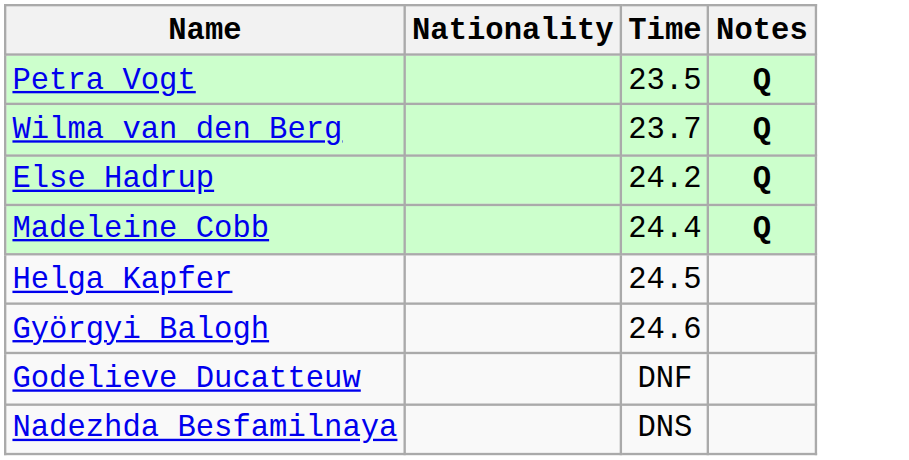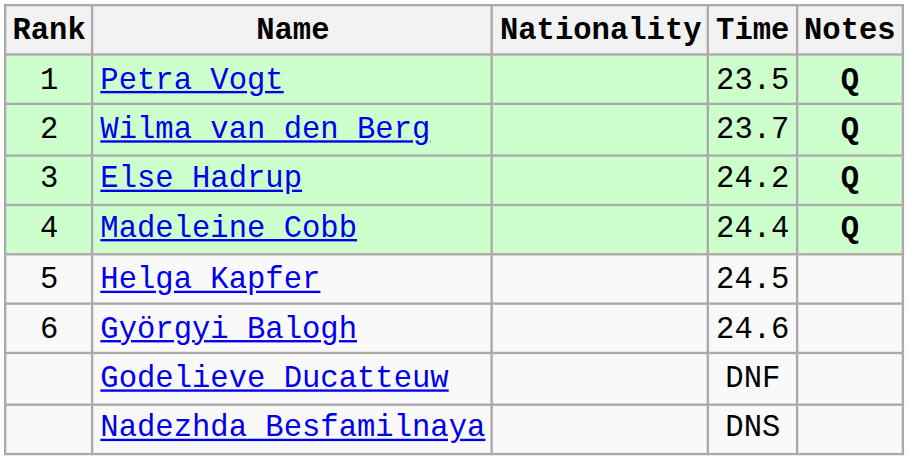+ column: (49, 30)
